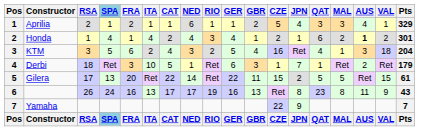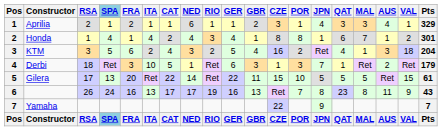+ column: (300, 11)
(278, 24) 5 -> (278, 24) 3
(278, 38) 2 -> (278, 38) 8
(342, 38) 2 -> (365, 38) 7
(365, 38) bold -> (387, 38) normal
(299, 78) 2 -> (322, 78) 5
